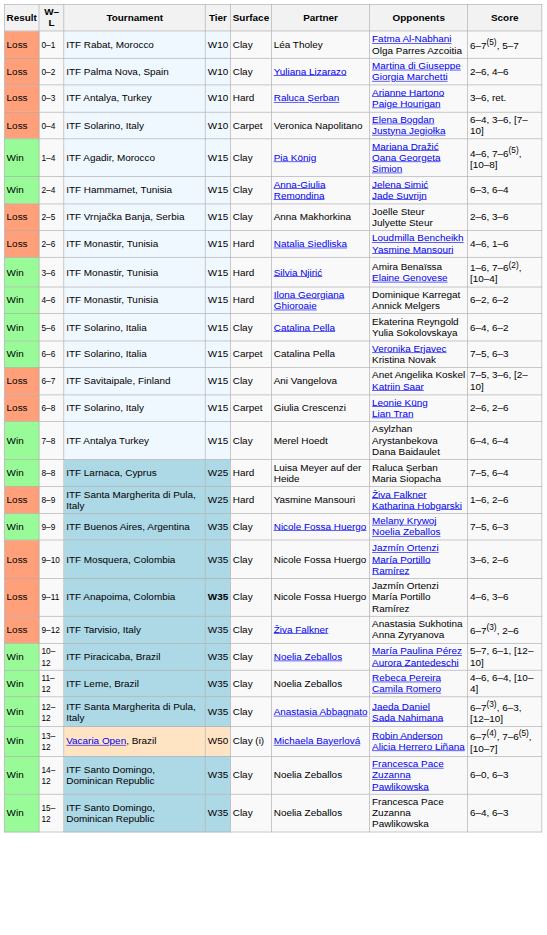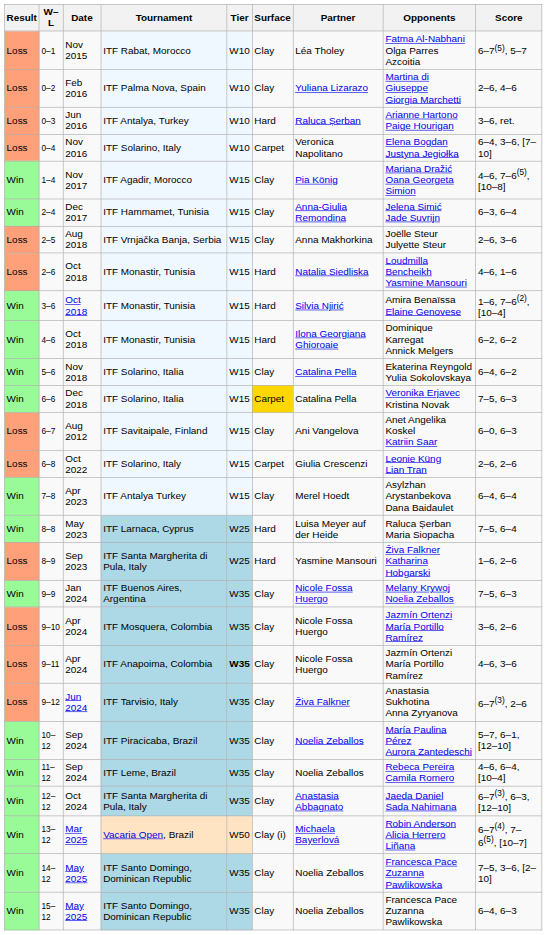+ column: (82, 17)
(248, 354) no background -> (269, 399) gold background
(499, 381) 7–5, 3–6, [2–10] -> (497, 431) 6–0, 6–3
(489, 775) 6–0, 6–3 -> (507, 873) 7–5, 3–6, [2–10]
